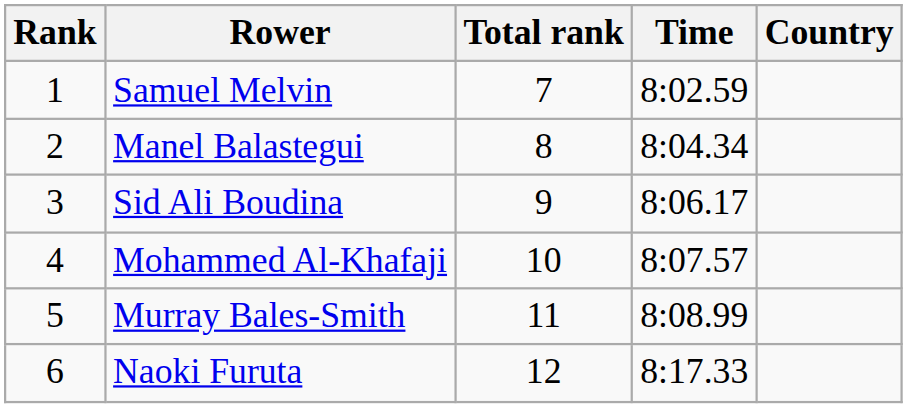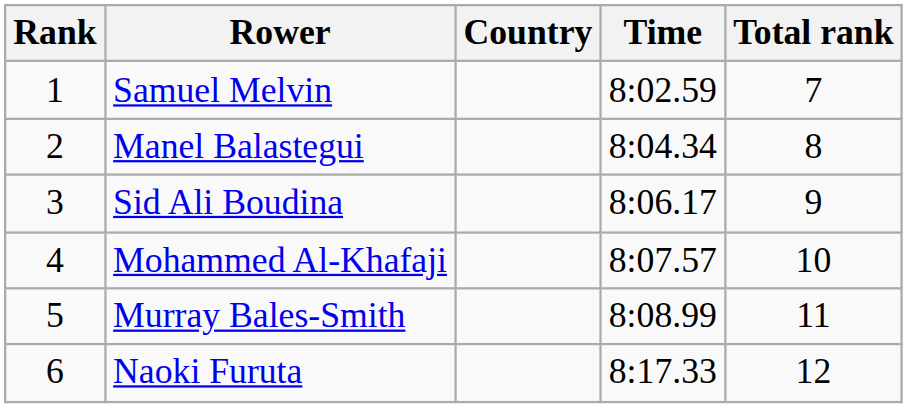columns swapped: (829, 32) <-> (544, 32)
